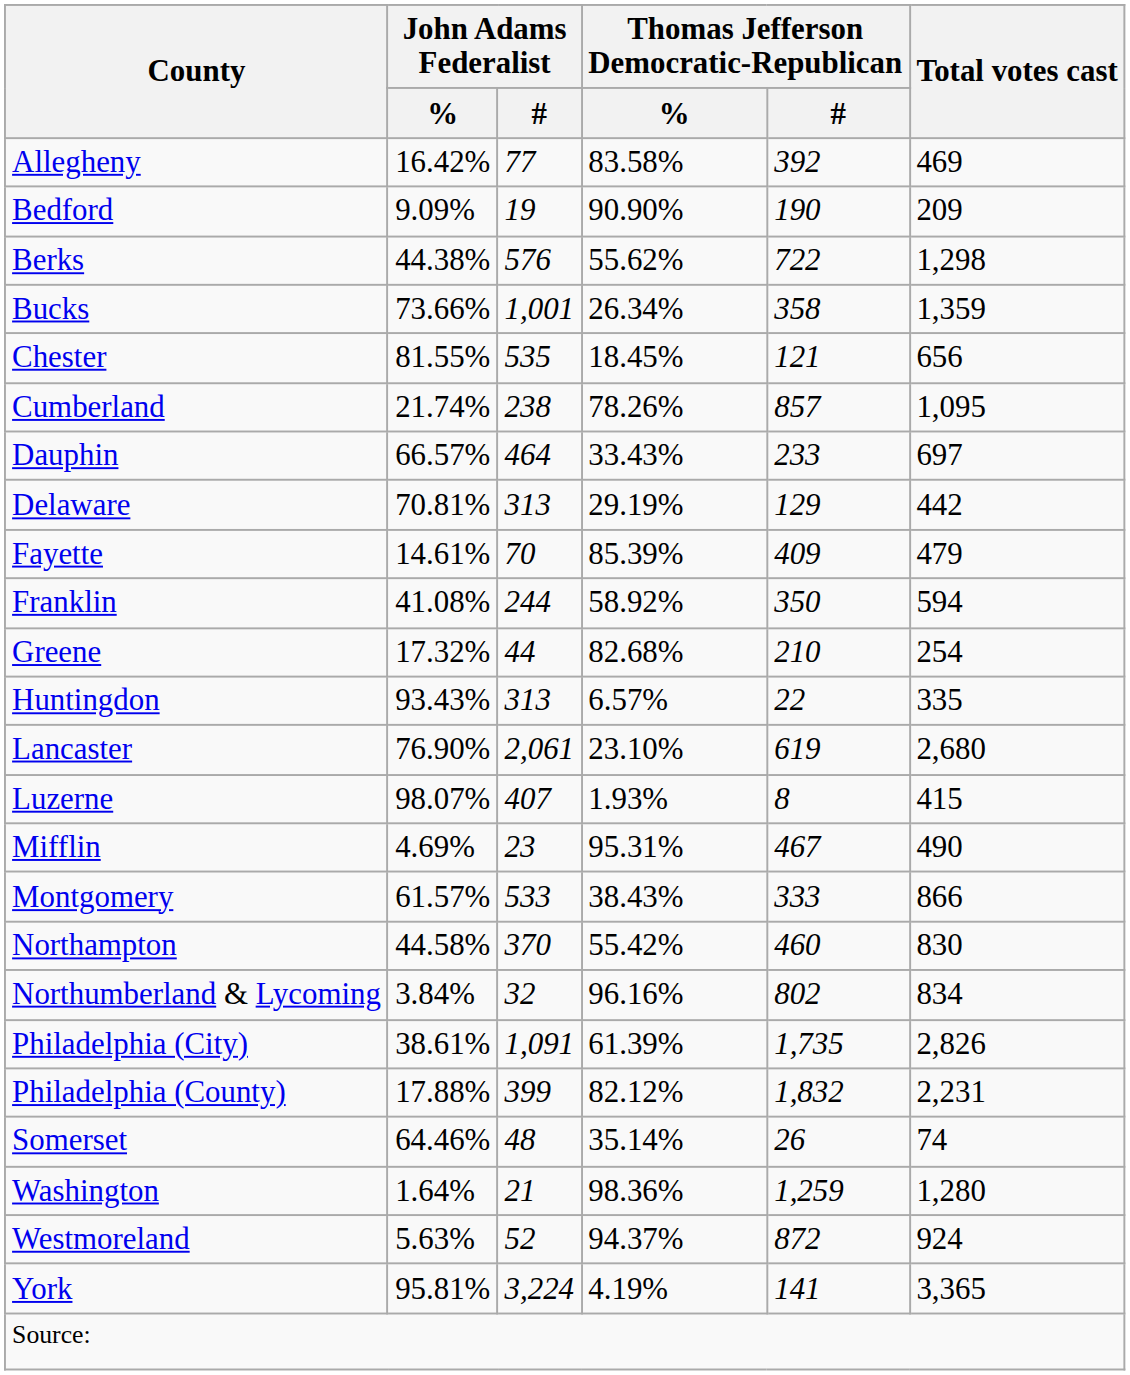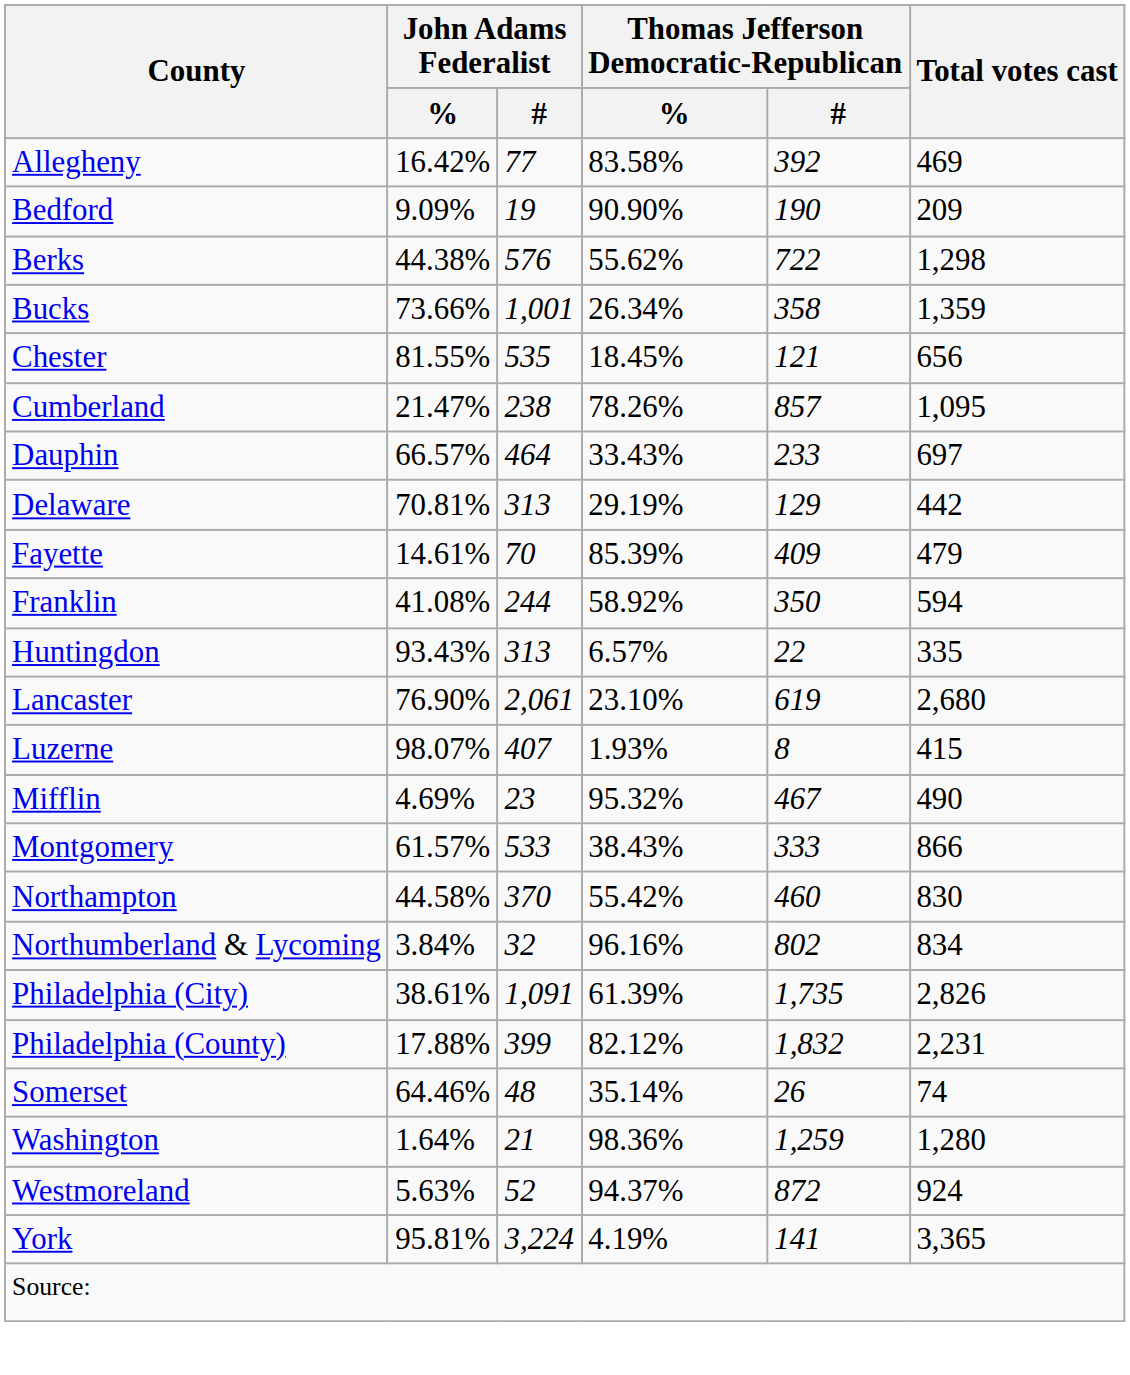(443, 406) 21.74% -> (443, 406) 21.47%
- row: (57, 651)
(636, 847) 95.31% -> (636, 798) 95.32%
